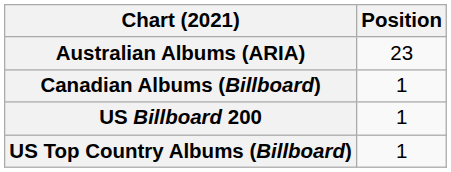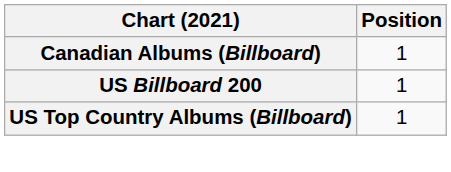- row: (181, 53)
